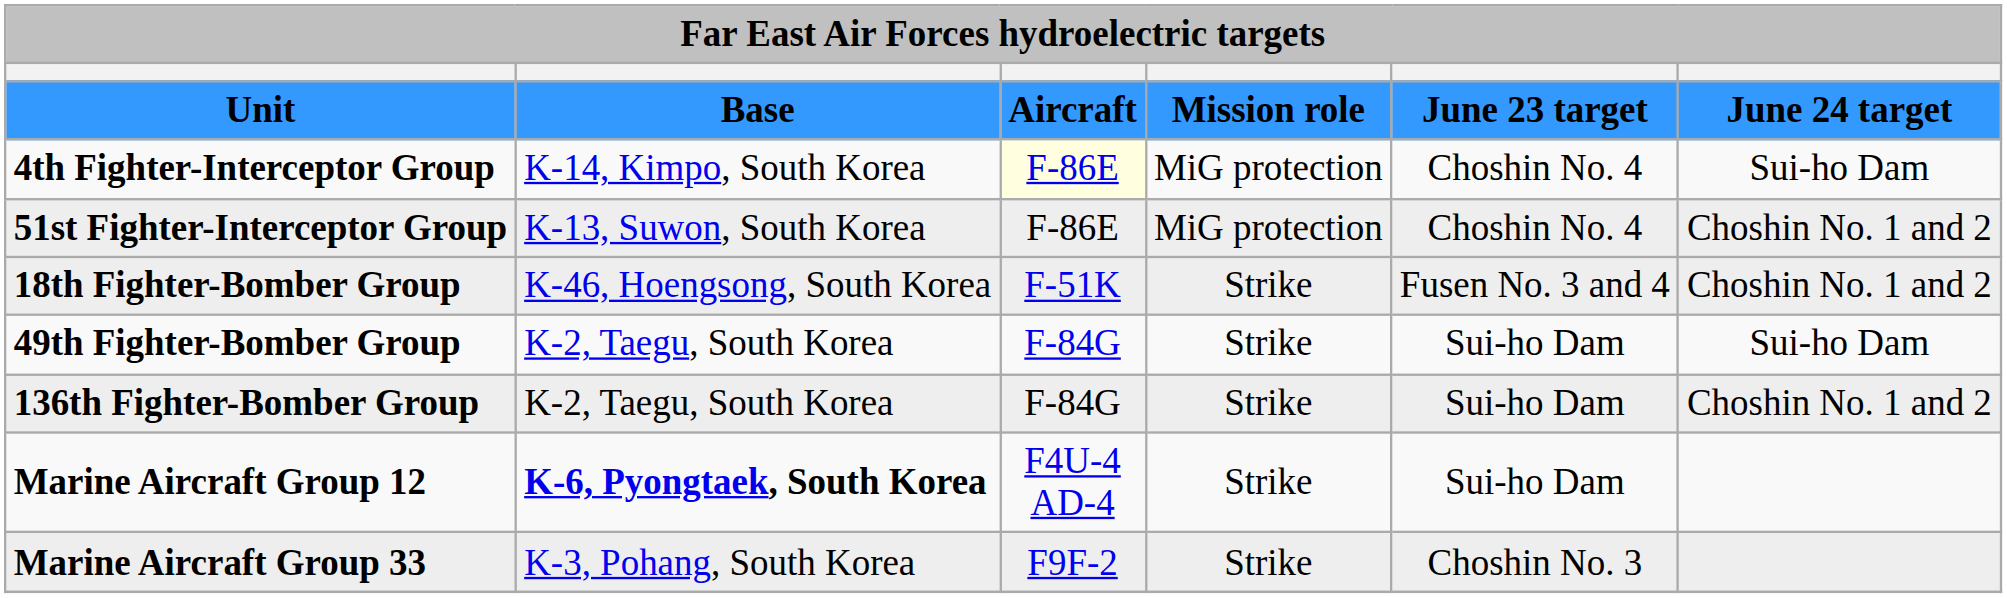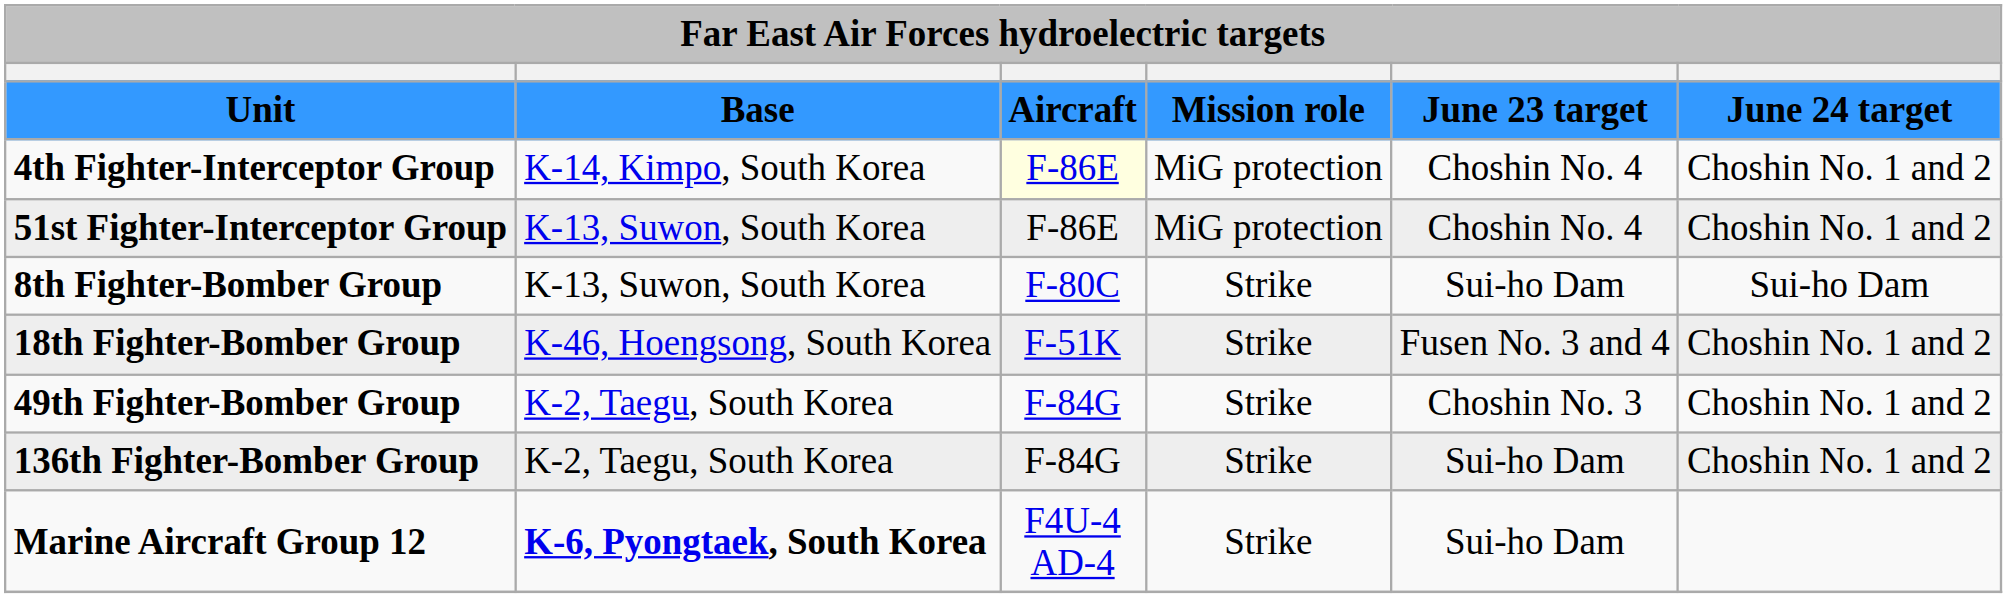(1839, 168) Sui-ho Dam -> (1839, 168) Choshin No. 1 and 2
+ row: (228, 285)
(1535, 343) Sui-ho Dam -> (1535, 402) Choshin No. 3
(1839, 343) Sui-ho Dam -> (1839, 402) Choshin No. 1 and 2
- row: (220, 561)
